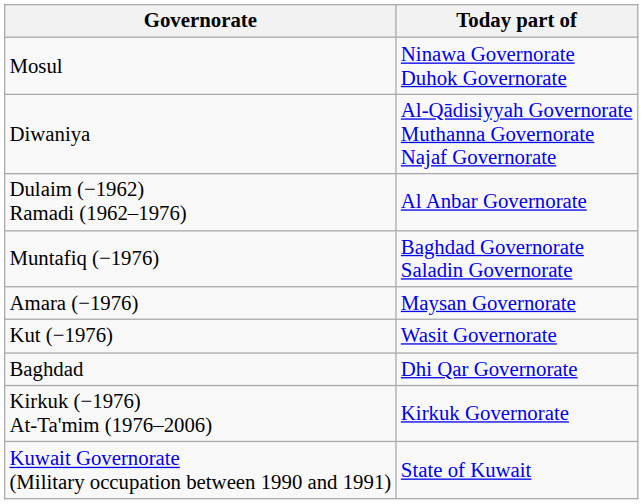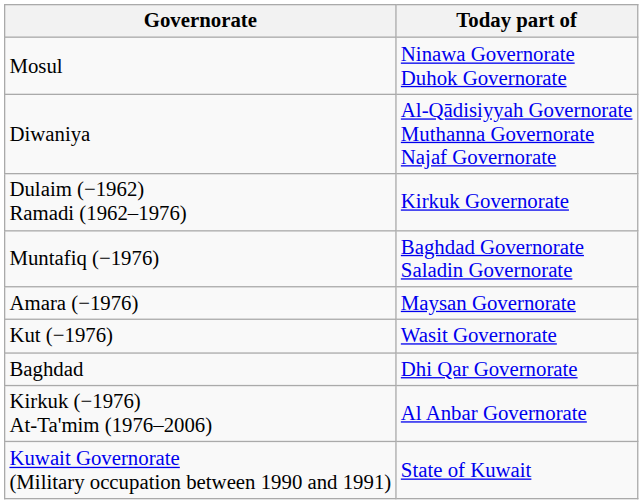(494, 201) Al Anbar Governorate -> (485, 201) Kirkuk Governorate
(485, 413) Kirkuk Governorate -> (494, 413) Al Anbar Governorate
